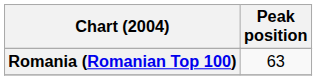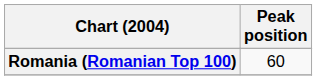(276, 61) 63 -> (276, 61) 60
